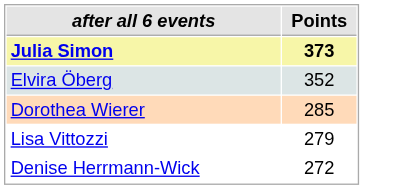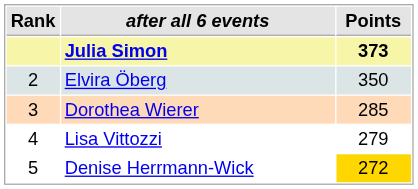+ column: (33, 21)
(319, 80) 352 -> (373, 80) 350
(319, 168) no background -> (373, 168) gold background
